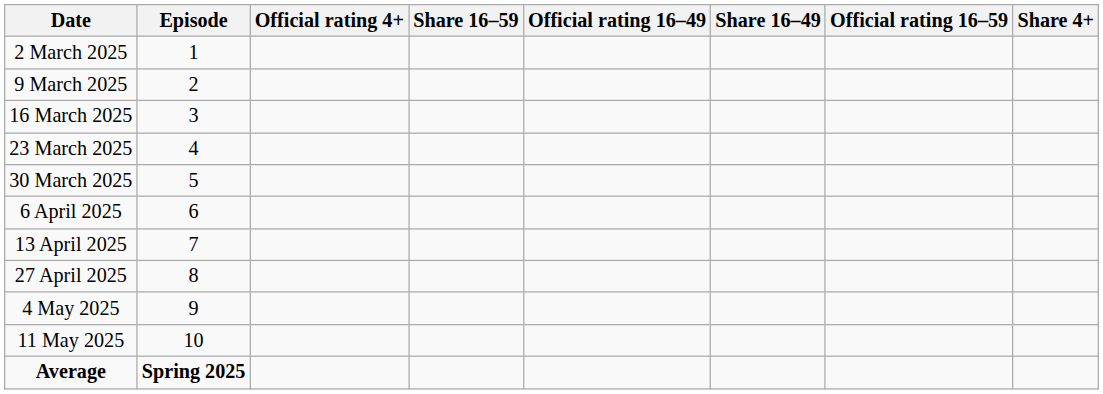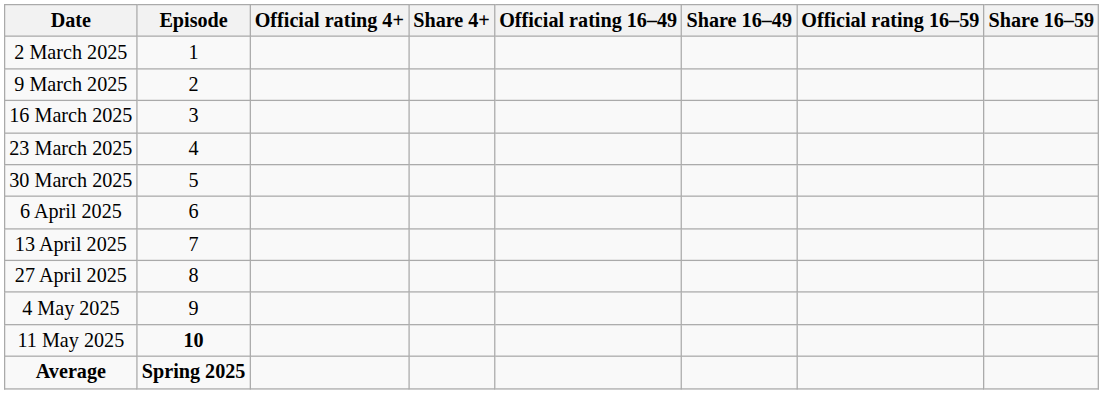columns swapped: (1056, 20) <-> (466, 20)
(194, 340) normal -> (194, 340) bold
